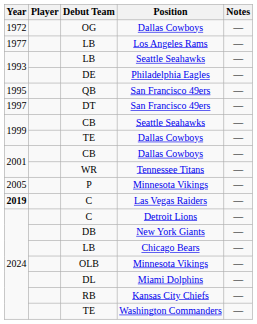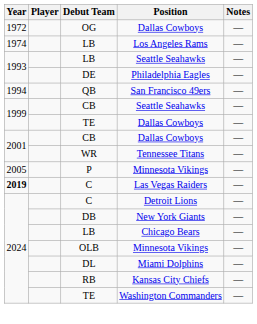(17, 43) 1977 -> (17, 43) 1974
(17, 91) 1995 -> (17, 91) 1994
- row: (89, 106)
